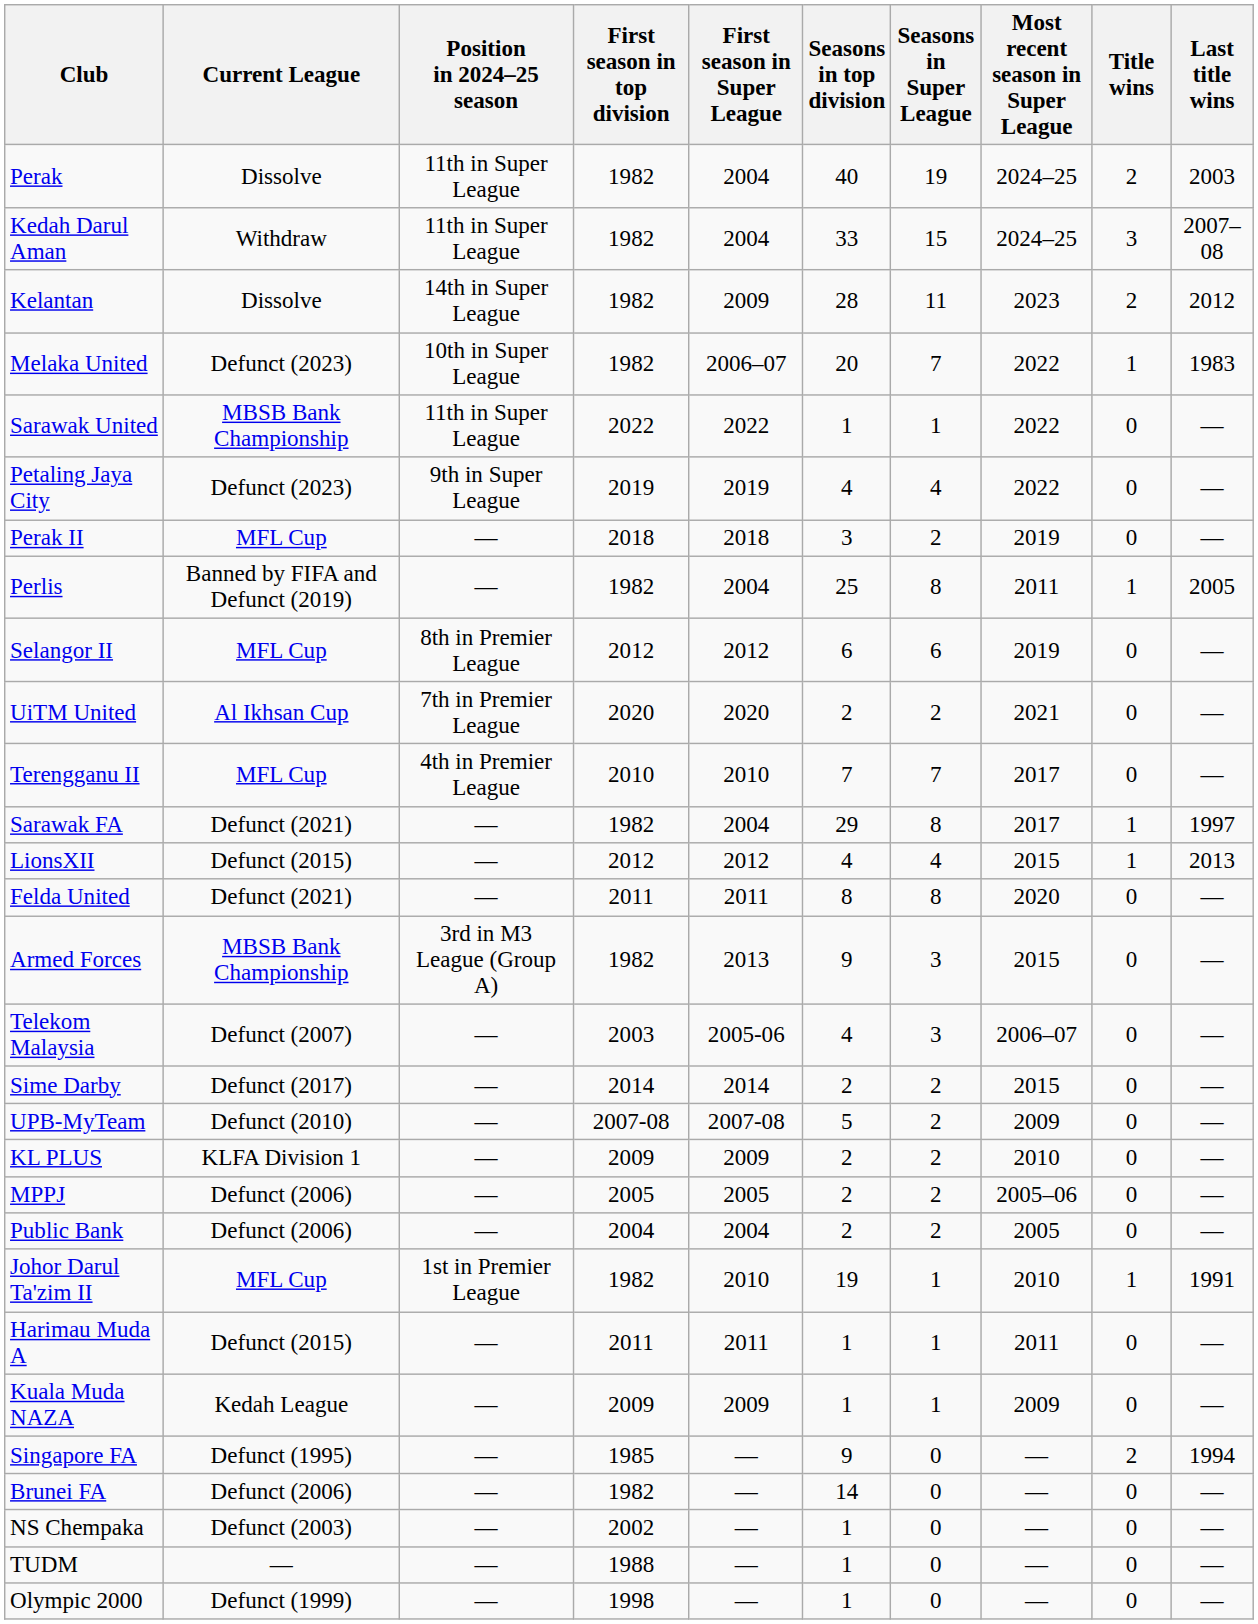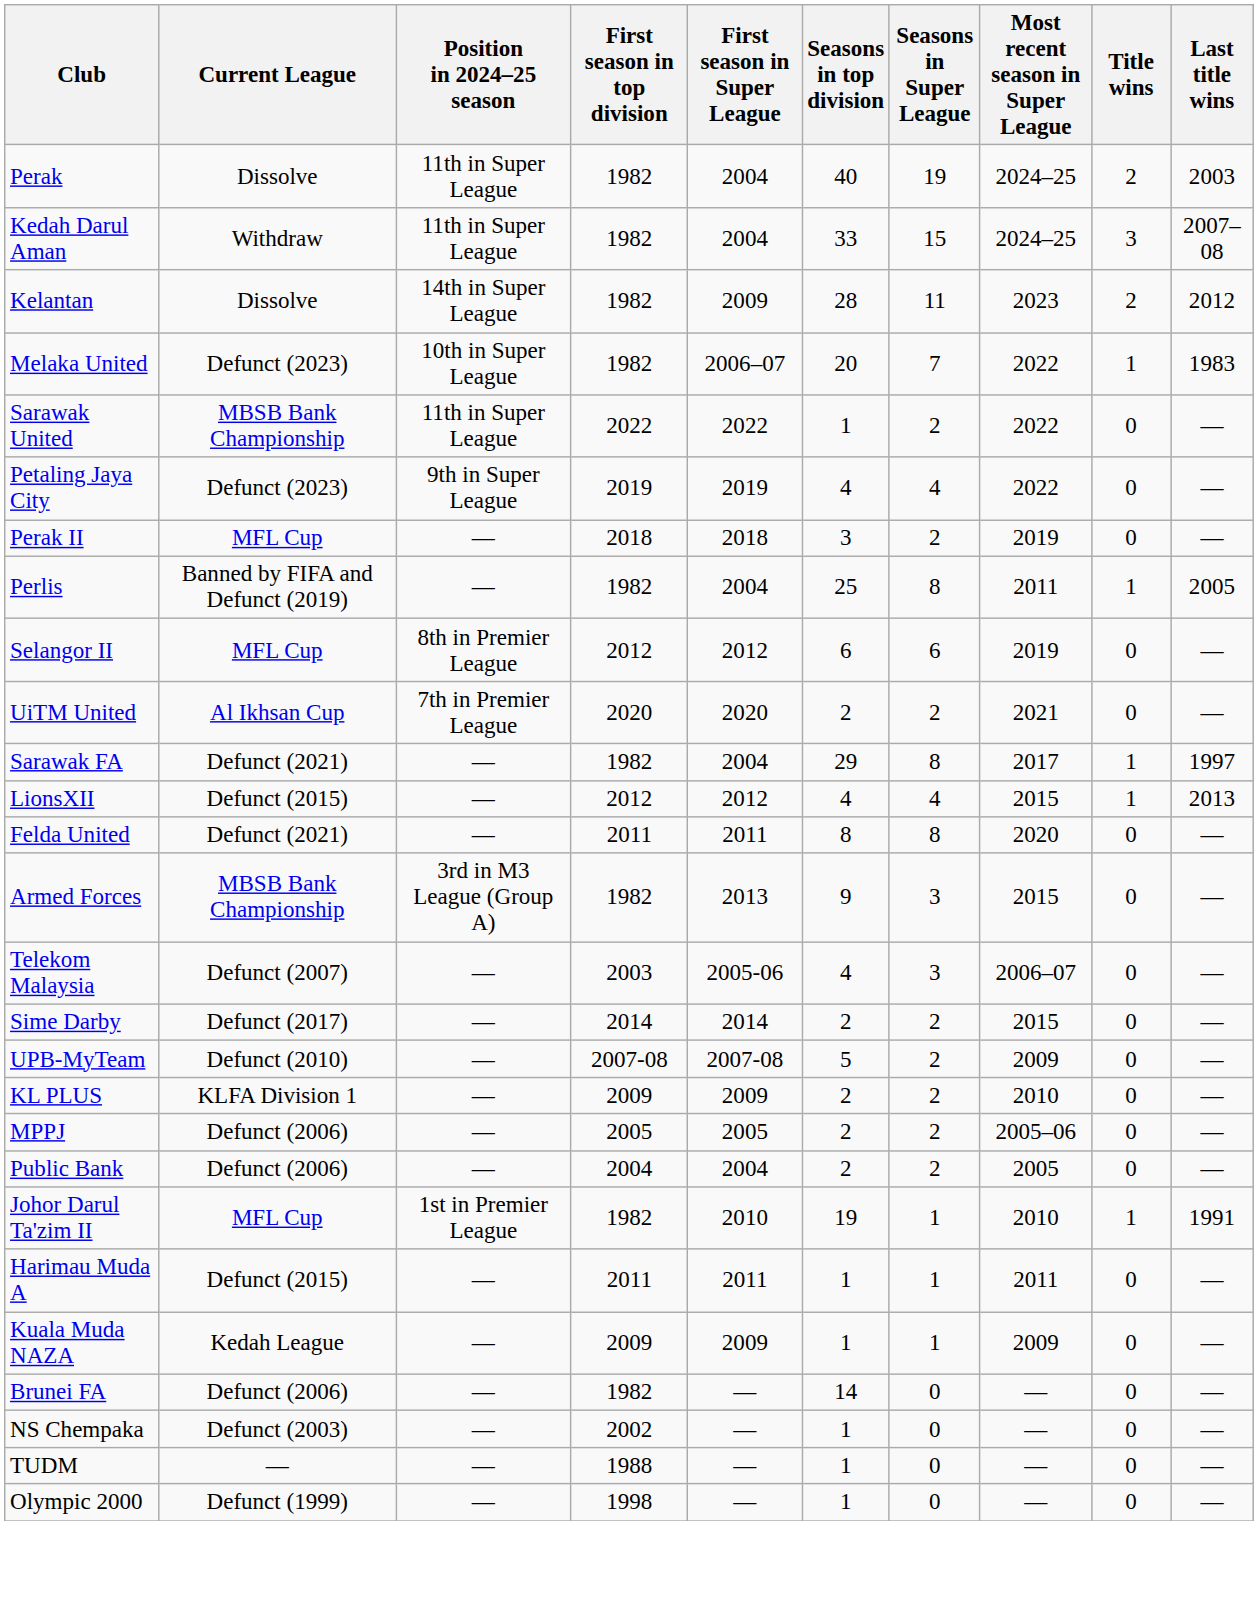(936, 425) 1 -> (935, 425) 2
- row: (75, 774)
- row: (73, 1454)
